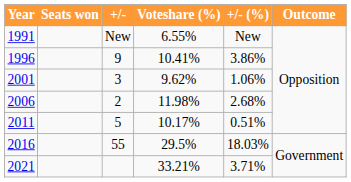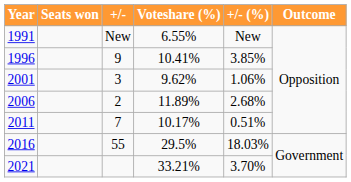(248, 58) 3.86% -> (248, 58) 3.85%
(179, 101) 11.98% -> (179, 101) 11.89%
(118, 123) 5 -> (118, 123) 7
(248, 166) 3.71% -> (248, 166) 3.70%
